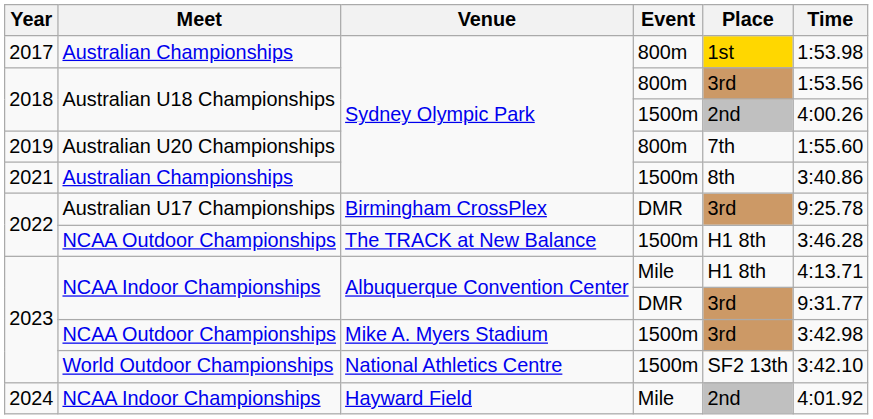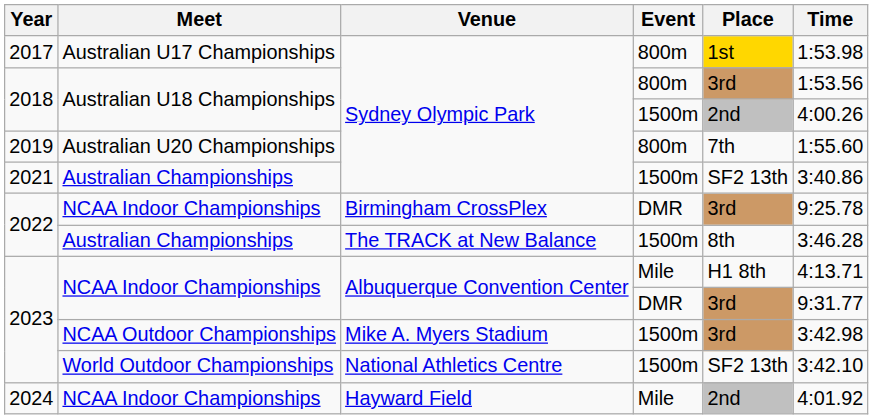(178, 51) Australian Championships -> (199, 51) Australian U17 Championships
(721, 177) 8th -> (748, 177) SF2 13th
(199, 209) Australian U17 Championships -> (192, 209) NCAA Indoor Championships
(199, 240) NCAA Outdoor Championships -> (178, 240) Australian Championships
(737, 240) H1 8th -> (721, 240) 8th
